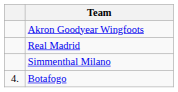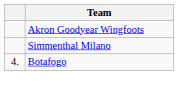- row: (54, 45)
